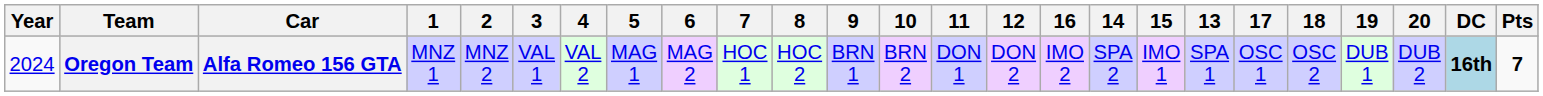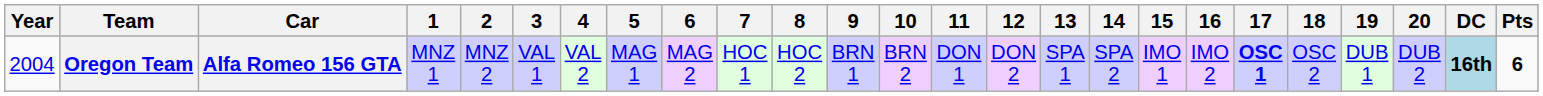columns swapped: (1210, 20) <-> (1065, 20)
(32, 63) 2024 -> (32, 63) 2004
(1261, 63) normal -> (1261, 63) bold
(1517, 63) 7 -> (1517, 63) 6
